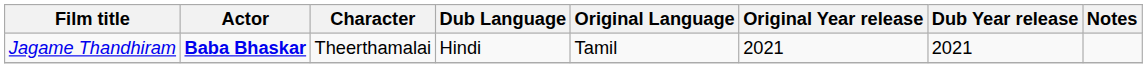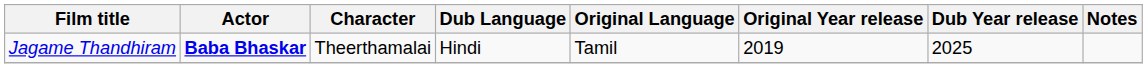(763, 47) 2021 -> (763, 47) 2019
(952, 47) 2021 -> (952, 47) 2025
